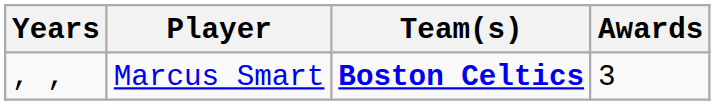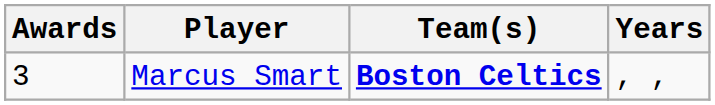columns swapped: (651, 29) <-> (56, 29)
